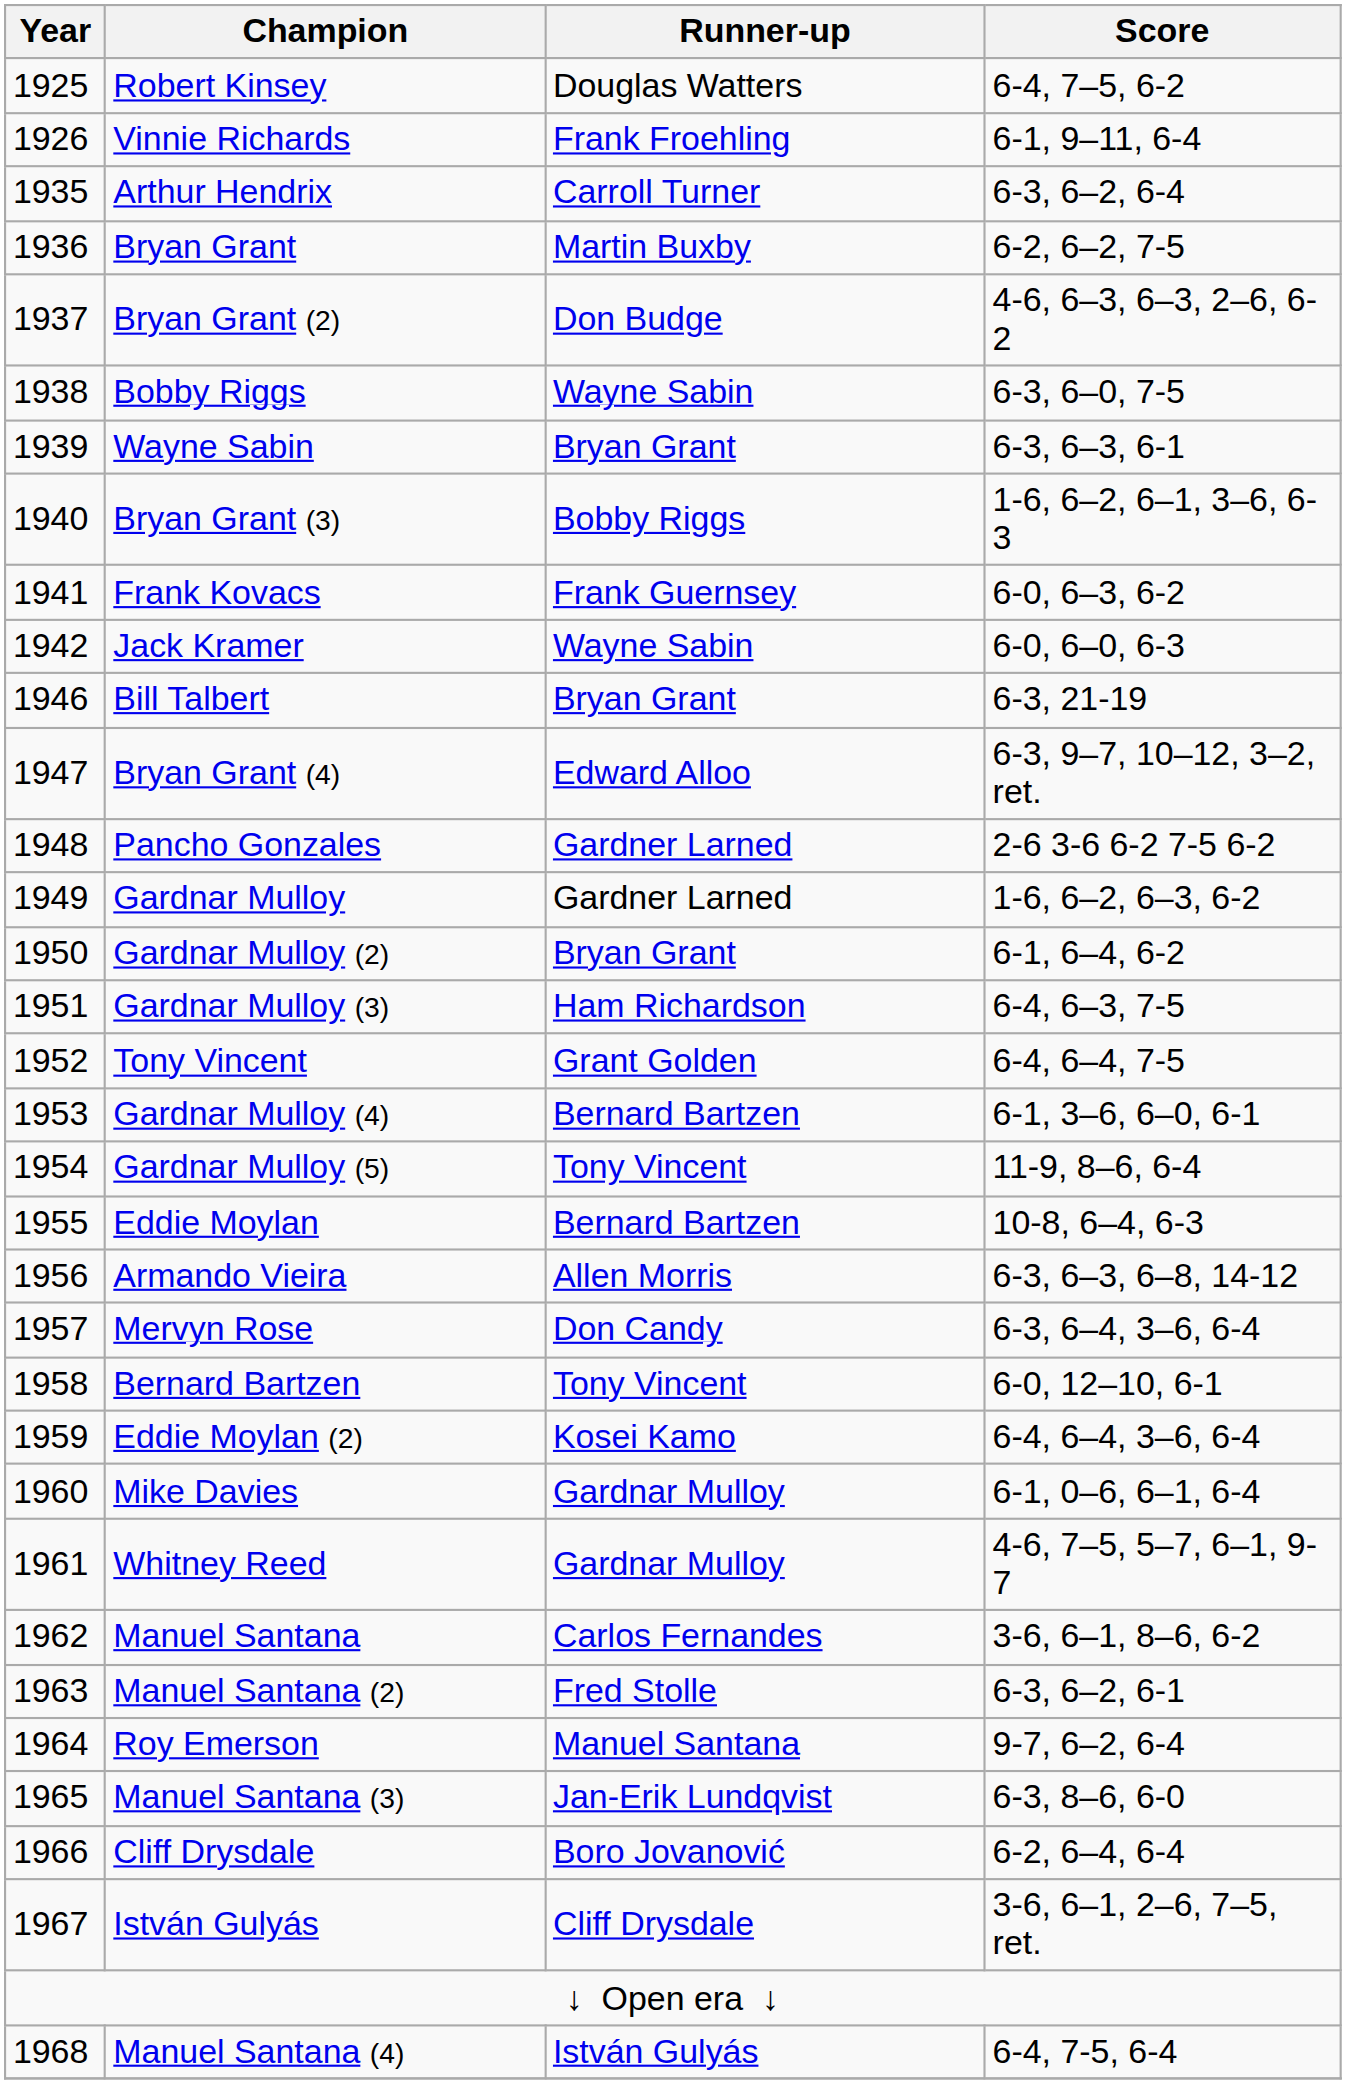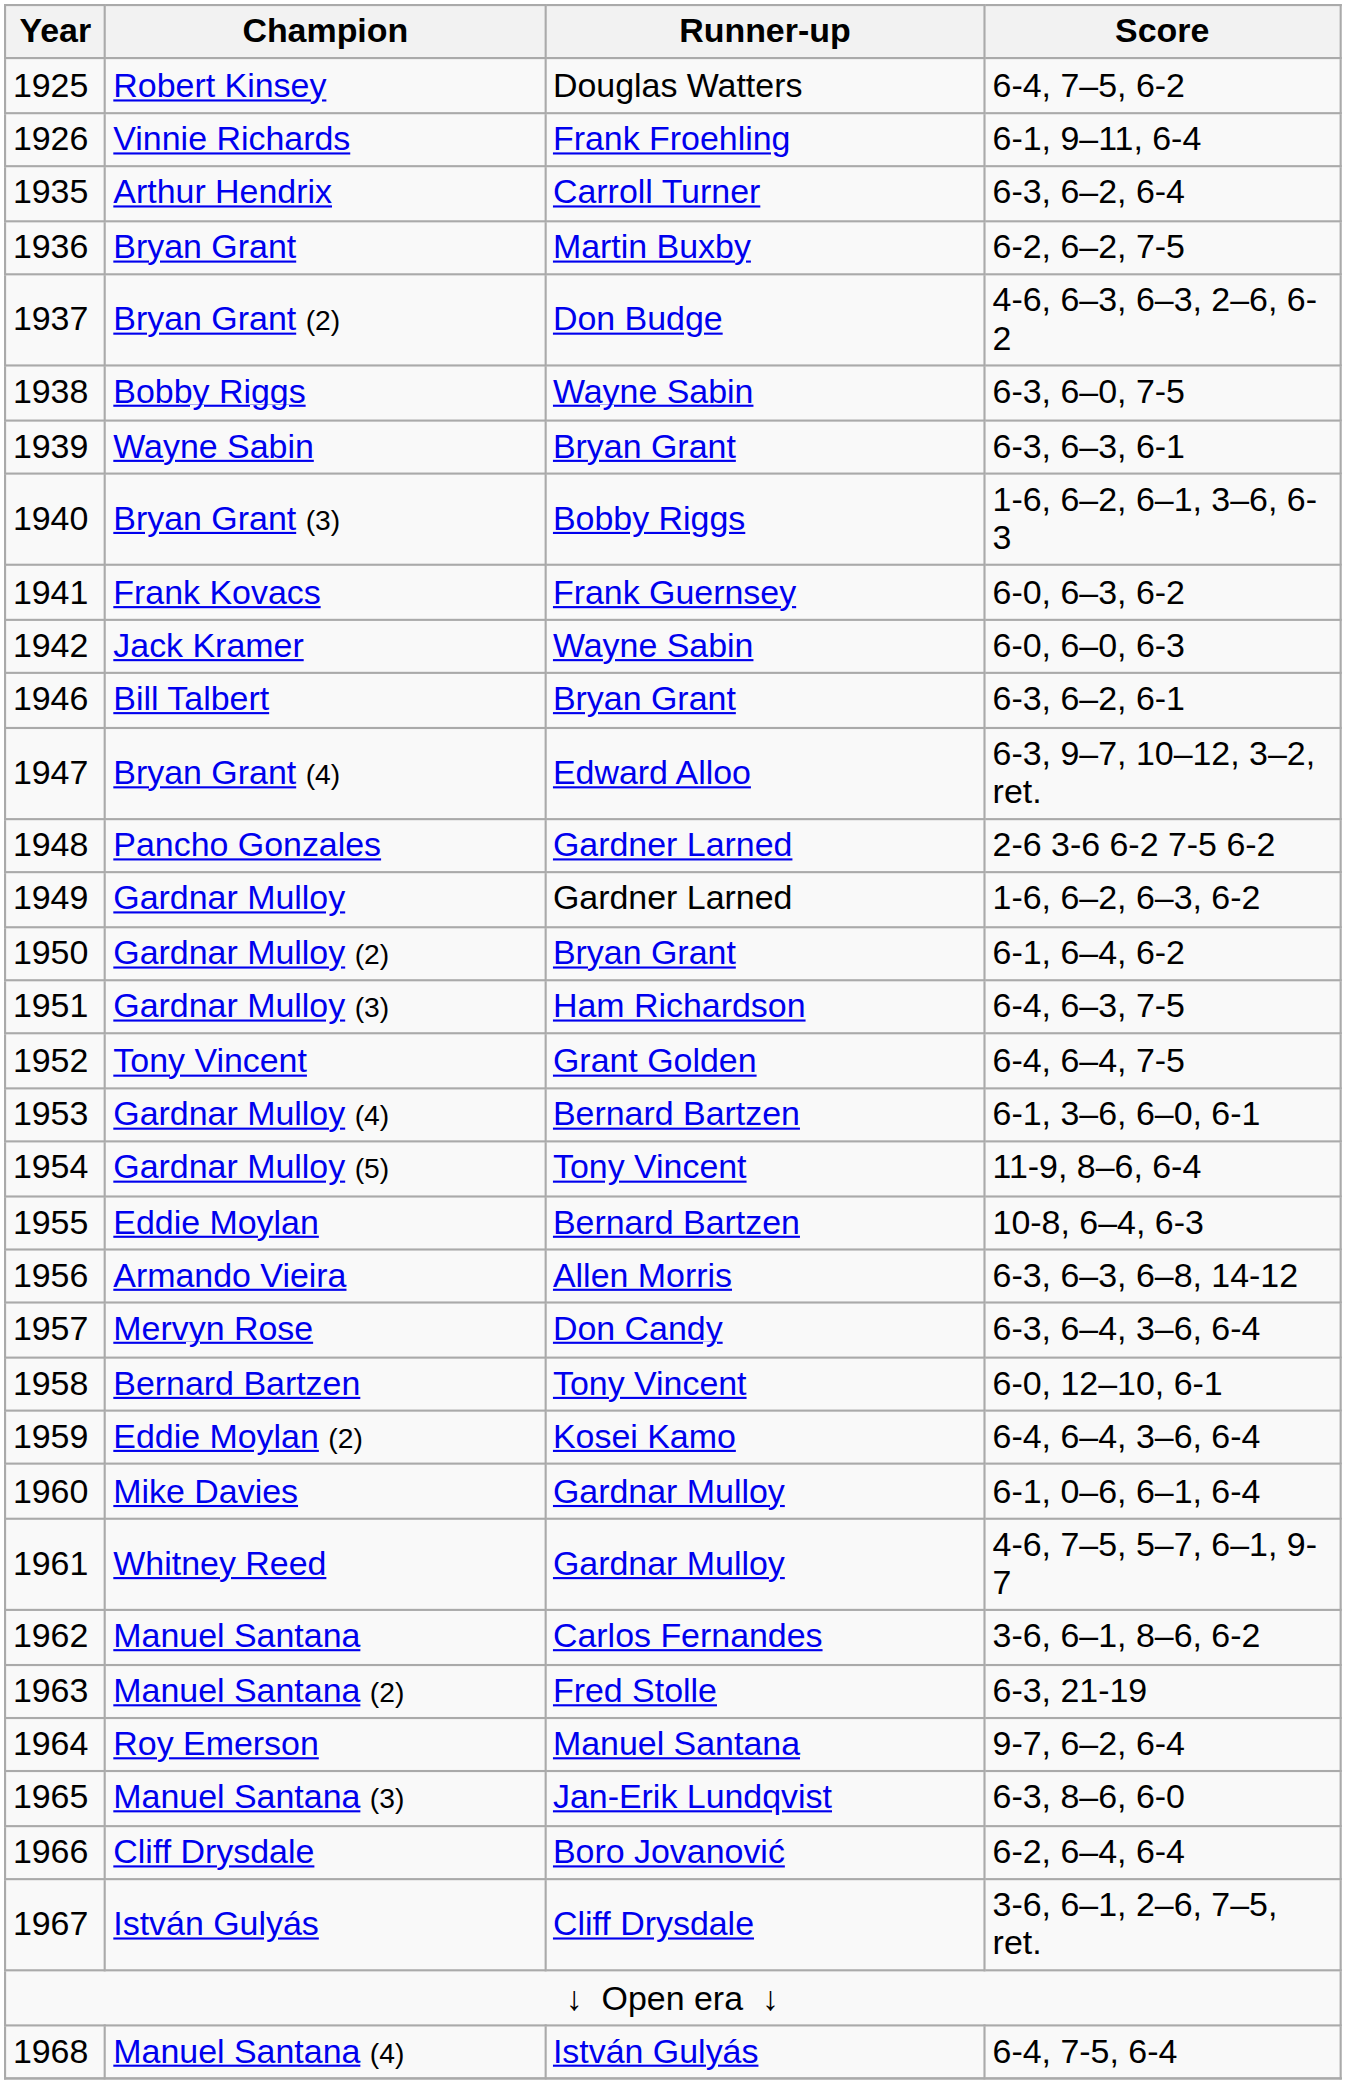(1070, 699) 6-3, 21-19 -> (1089, 699) 6-3, 6–2, 6-1
(1089, 1690) 6-3, 6–2, 6-1 -> (1070, 1690) 6-3, 21-19
